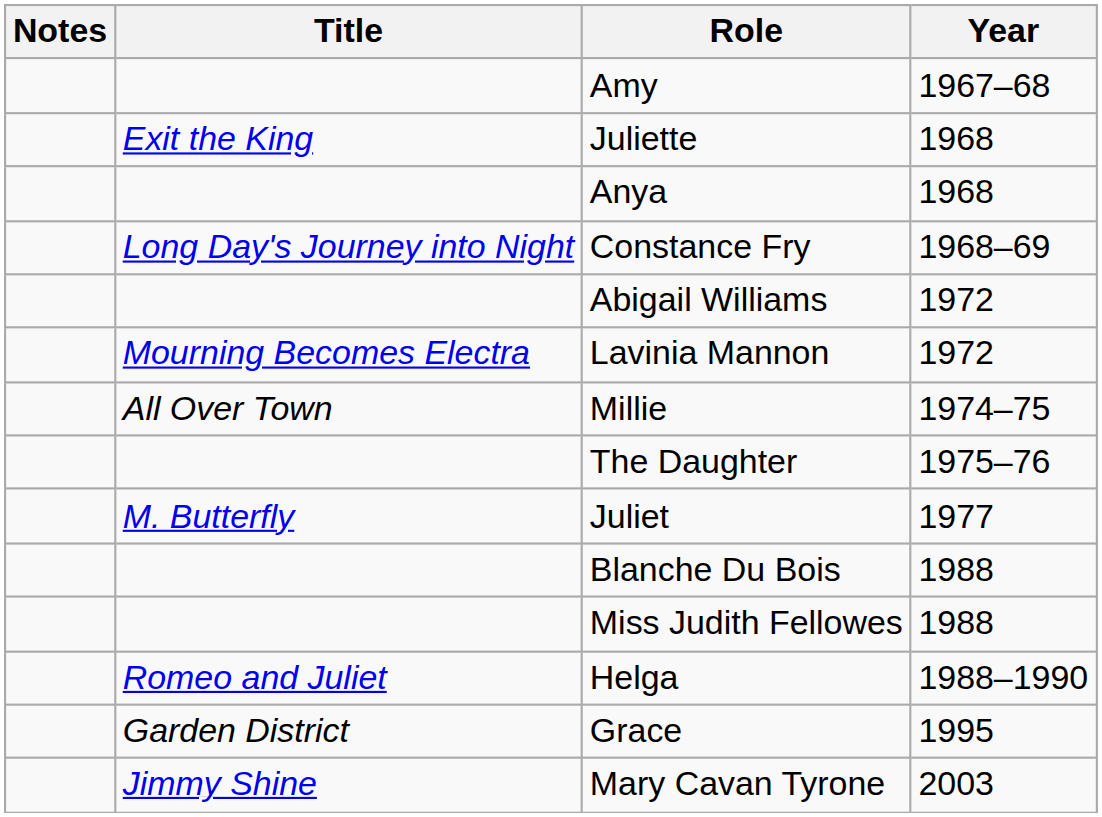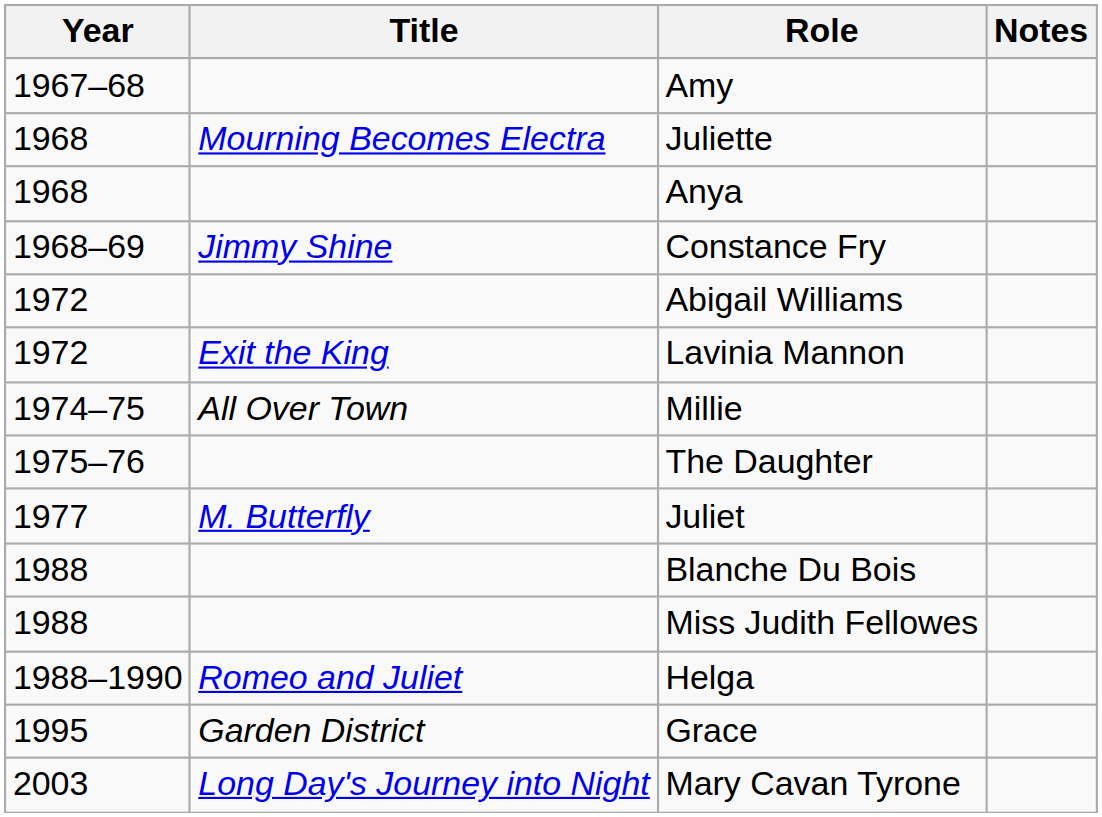columns swapped: (1003, 31) <-> (60, 31)
(218, 138) Exit the King -> (402, 138) Mourning Becomes Electra
(348, 246) Long Day's Journey into Night -> (295, 246) Jimmy Shine
(326, 354) Mourning Becomes Electra -> (294, 354) Exit the King
(220, 784) Jimmy Shine -> (424, 784) Long Day's Journey into Night
